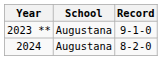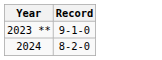- column: (84, 13)
